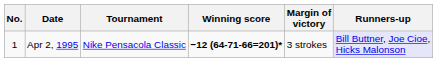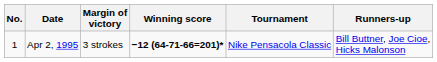columns swapped: (134, 18) <-> (309, 18)
(383, 45) lavender background -> (383, 45) no background
